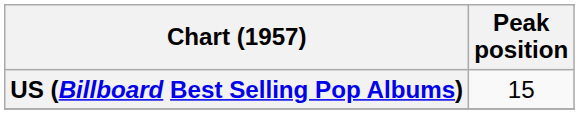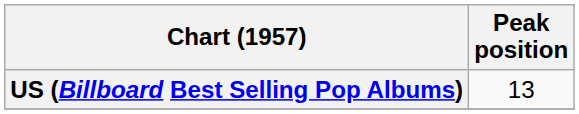(521, 89) 15 -> (521, 89) 13
